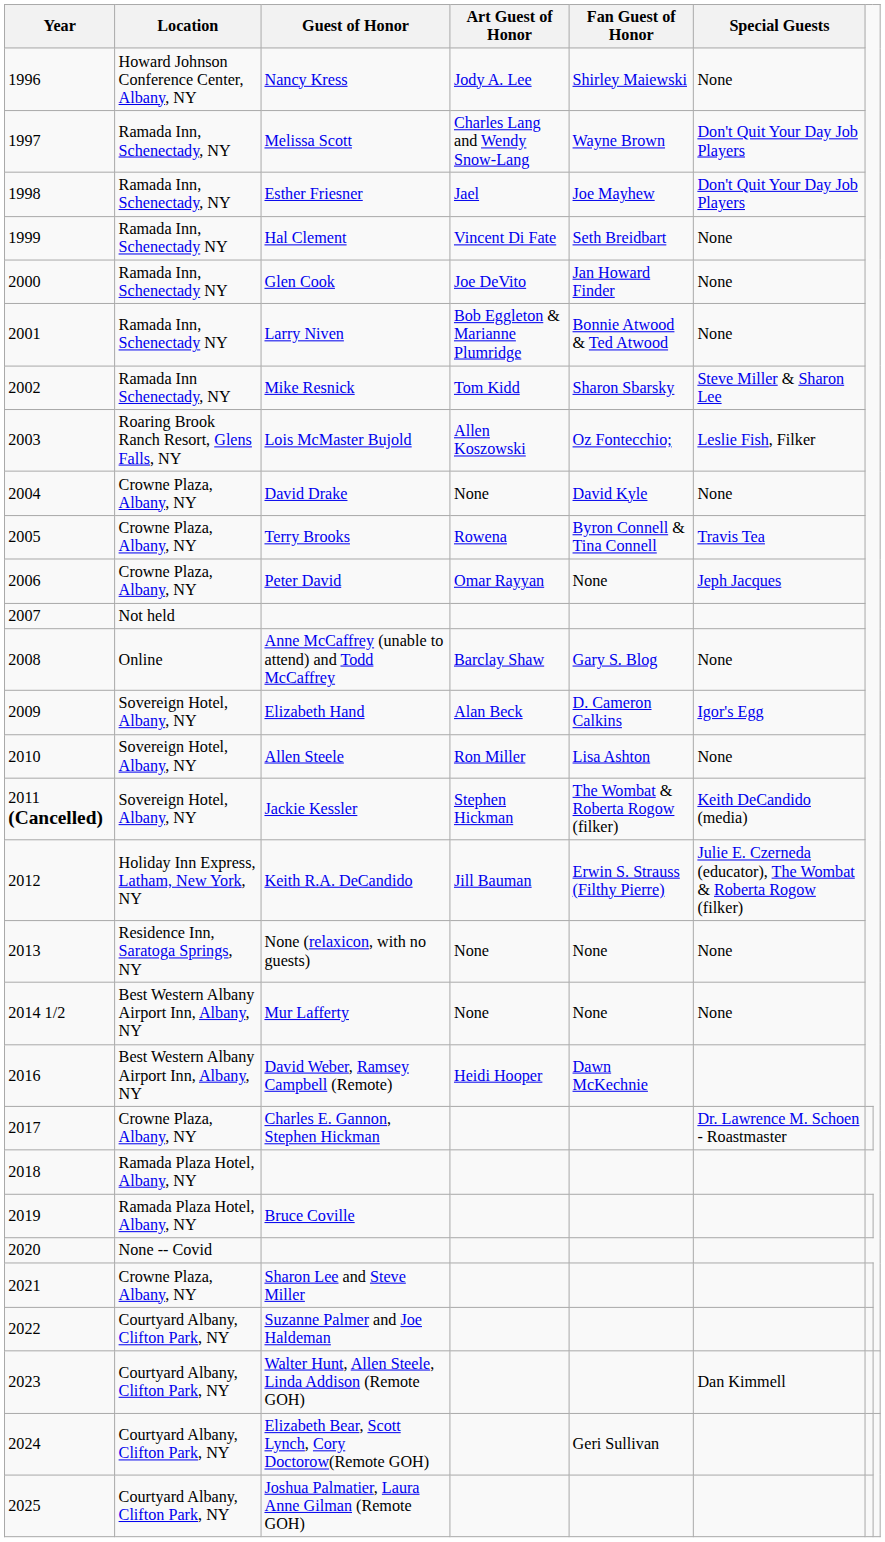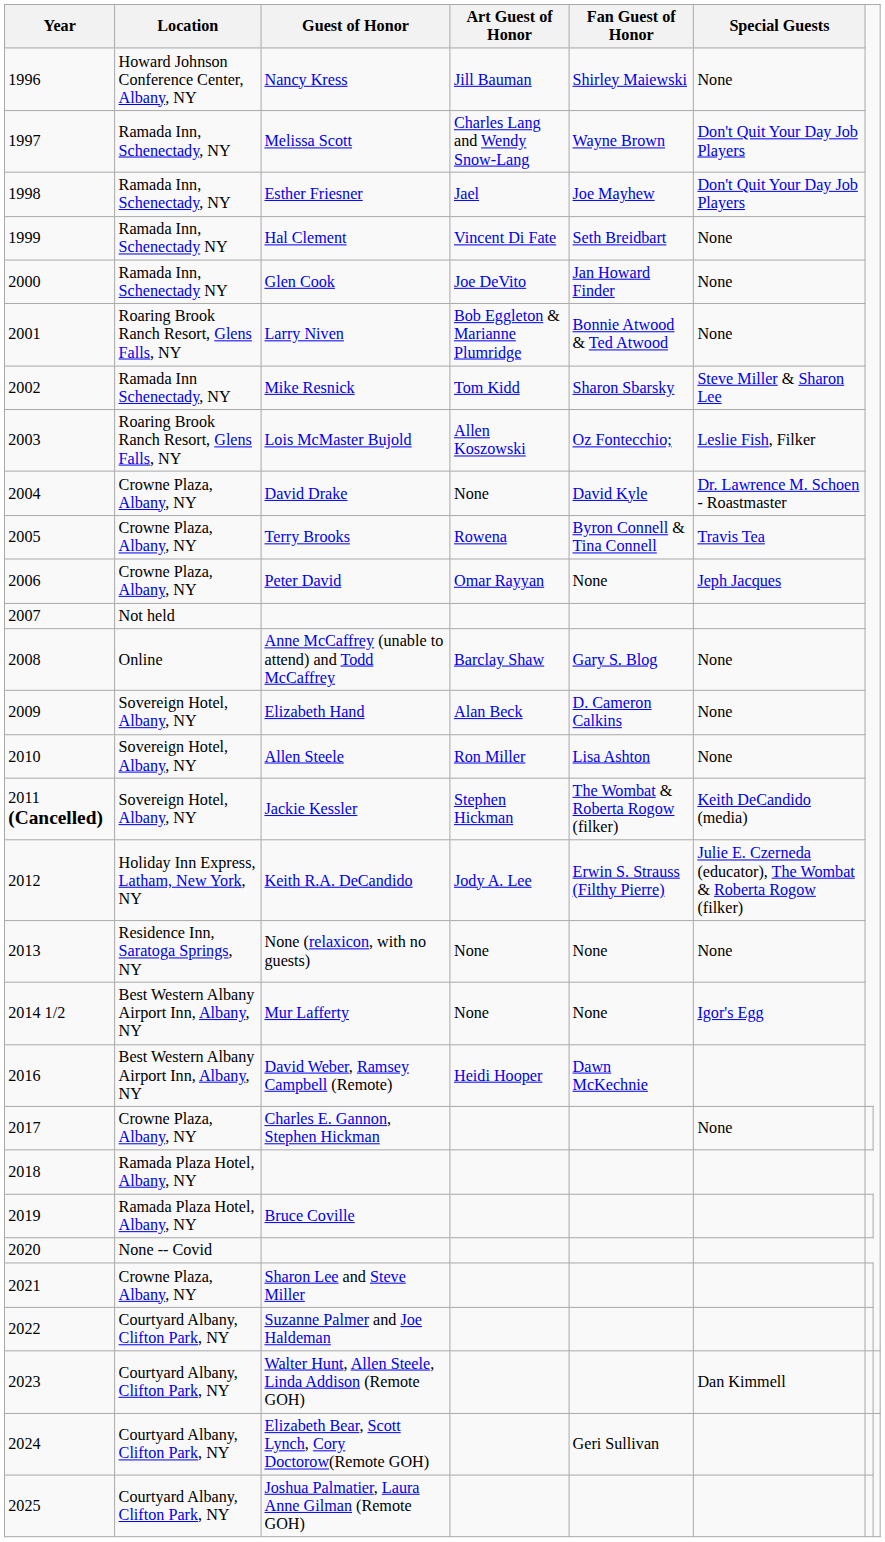(493, 79) Jody A. Lee -> (493, 79) Jill Bauman
(173, 334) Ramada Inn, Schenectady NY -> (185, 334) Roaring Brook Ranch Resort, Glens Falls, NY
(715, 493) None -> (778, 493) Dr. Lawrence M. Schoen - Roastmaster
(730, 712) Igor's Egg -> (715, 712) None
(493, 880) Jill Bauman -> (493, 880) Jody A. Lee
(715, 1013) None -> (730, 1013) Igor's Egg
(778, 1128) Dr. Lawrence M. Schoen - Roastmaster -> (715, 1128) None
